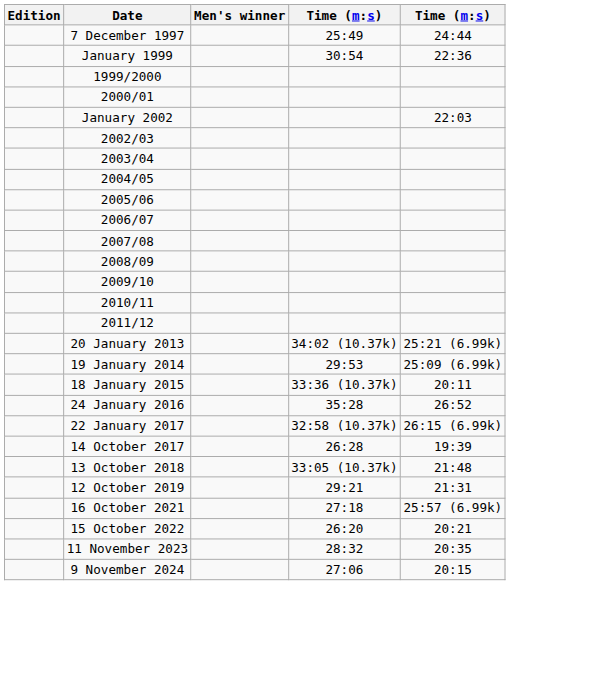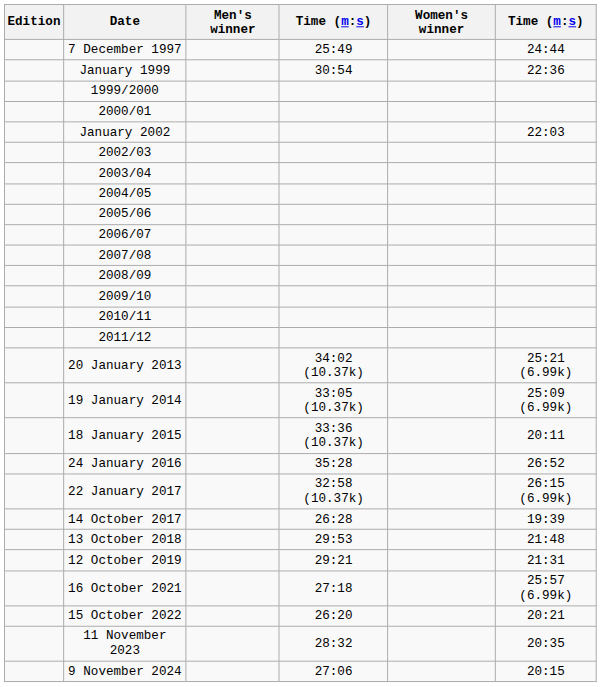+ column: (442, 22)
(344, 364) 29:53 -> (334, 401) 33:05 (10.37k)
(344, 467) 33:05 (10.37k) -> (334, 540) 29:53
